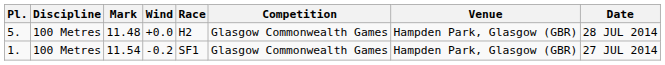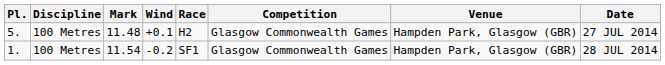(159, 32) +0.0 -> (159, 32) +0.1
(620, 32) 28 JUL 2014 -> (620, 32) 27 JUL 2014
(620, 51) 27 JUL 2014 -> (620, 51) 28 JUL 2014
